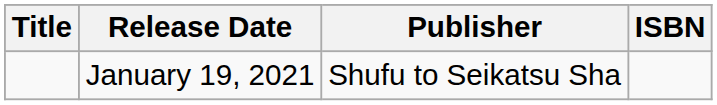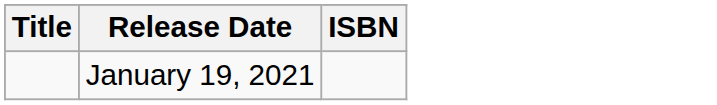- column: (475, 27)
